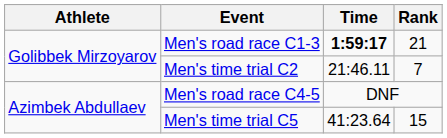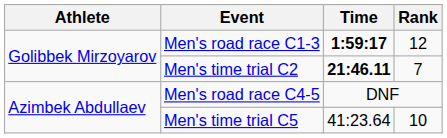(418, 43) 21 -> (418, 43) 12
(359, 69) normal -> (359, 69) bold
(418, 121) 15 -> (418, 121) 10
